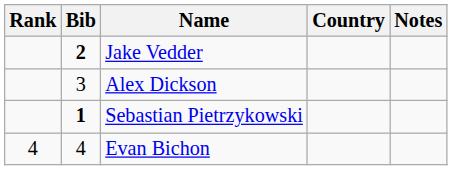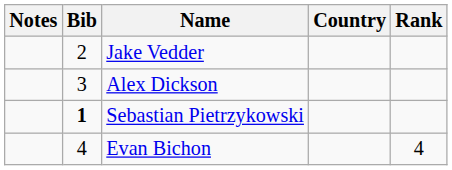columns swapped: (33, 20) <-> (418, 20)
(81, 52) bold -> (82, 52) normal
